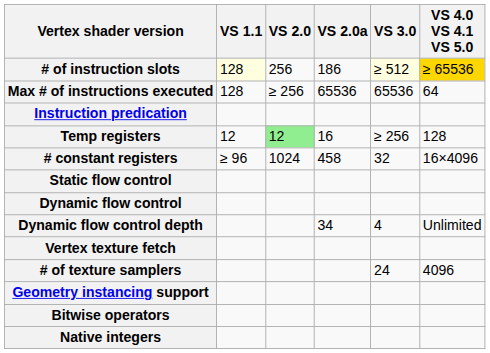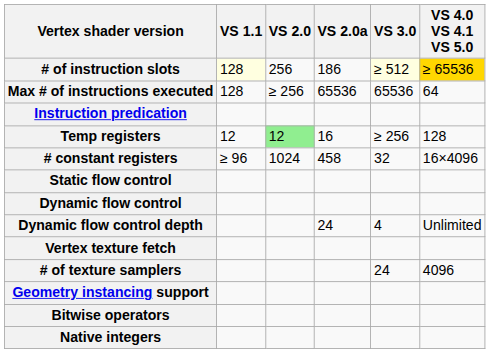(325, 225) 34 -> (325, 225) 24
